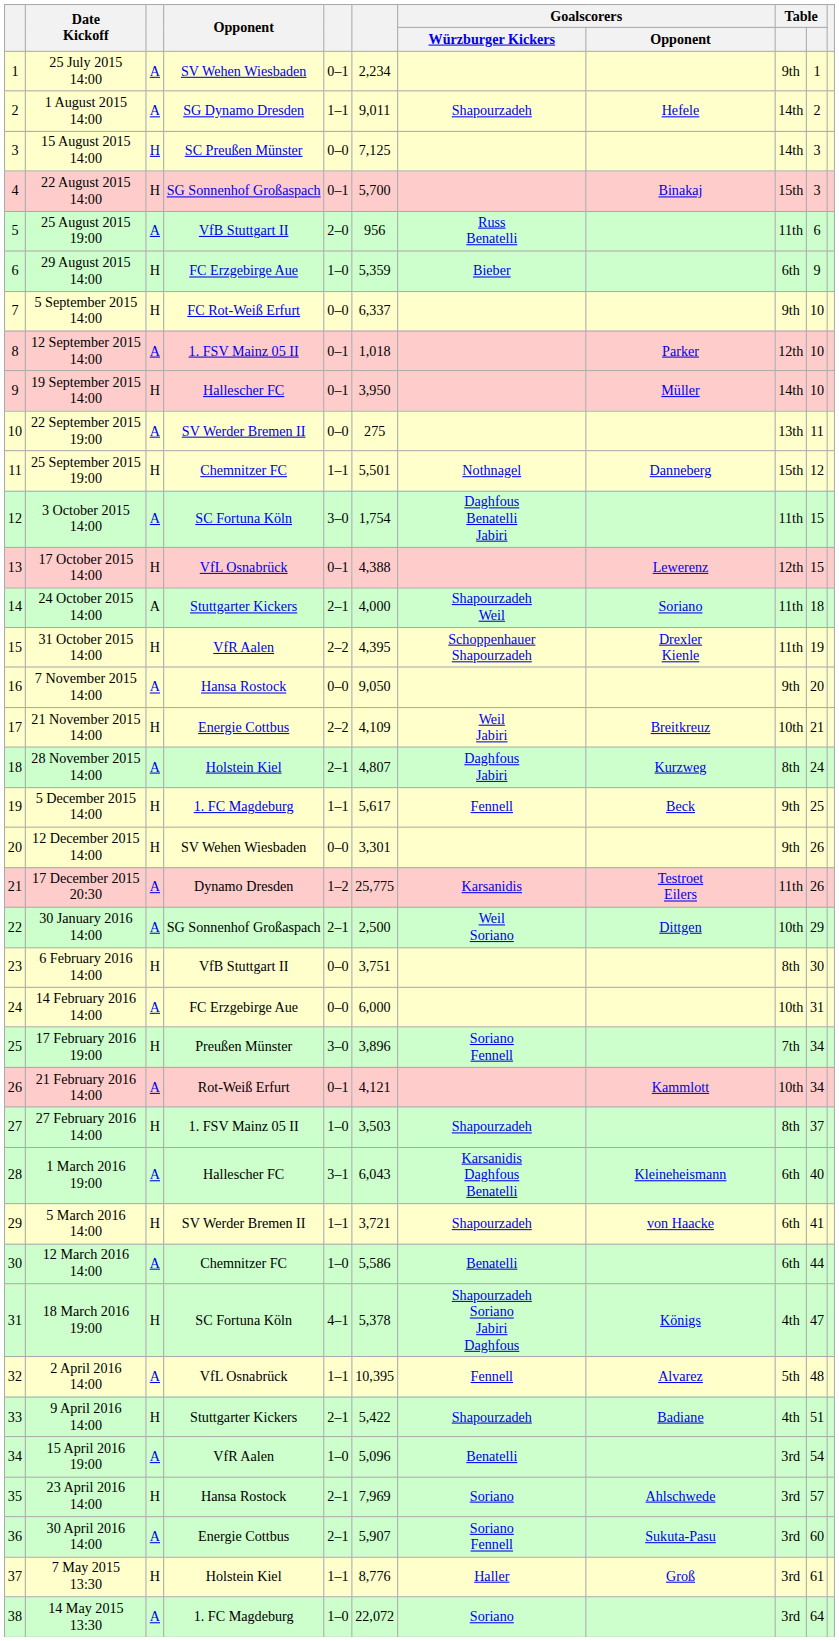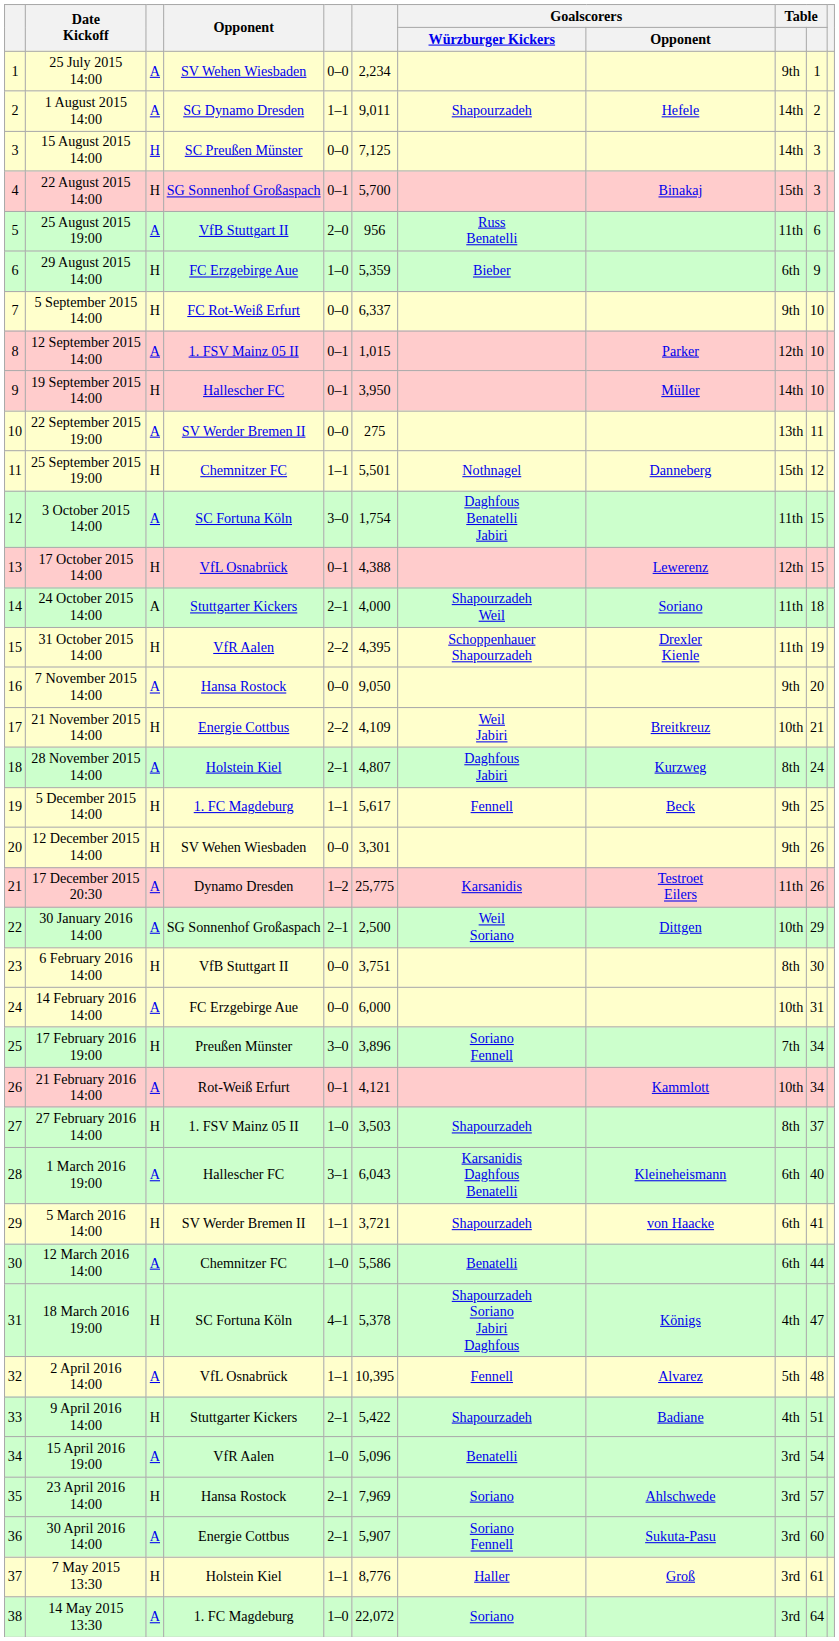(338, 70) 0–1 -> (338, 70) 0–0
(375, 350) 1,018 -> (375, 350) 1,015
